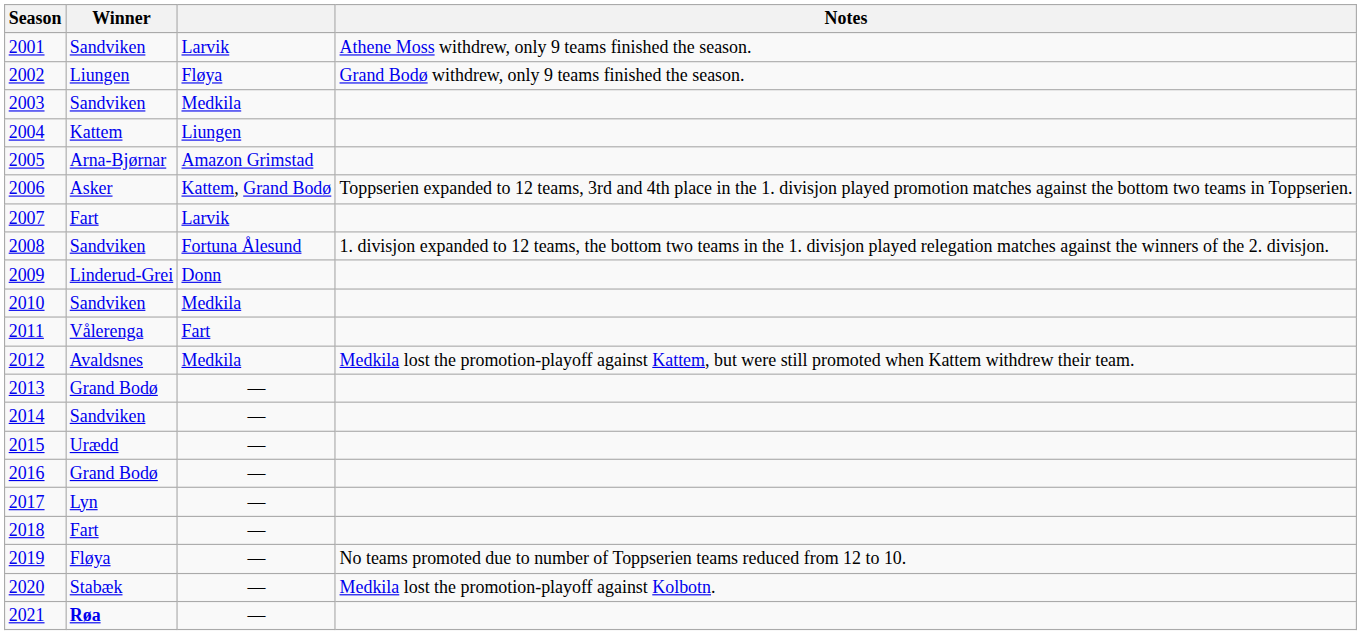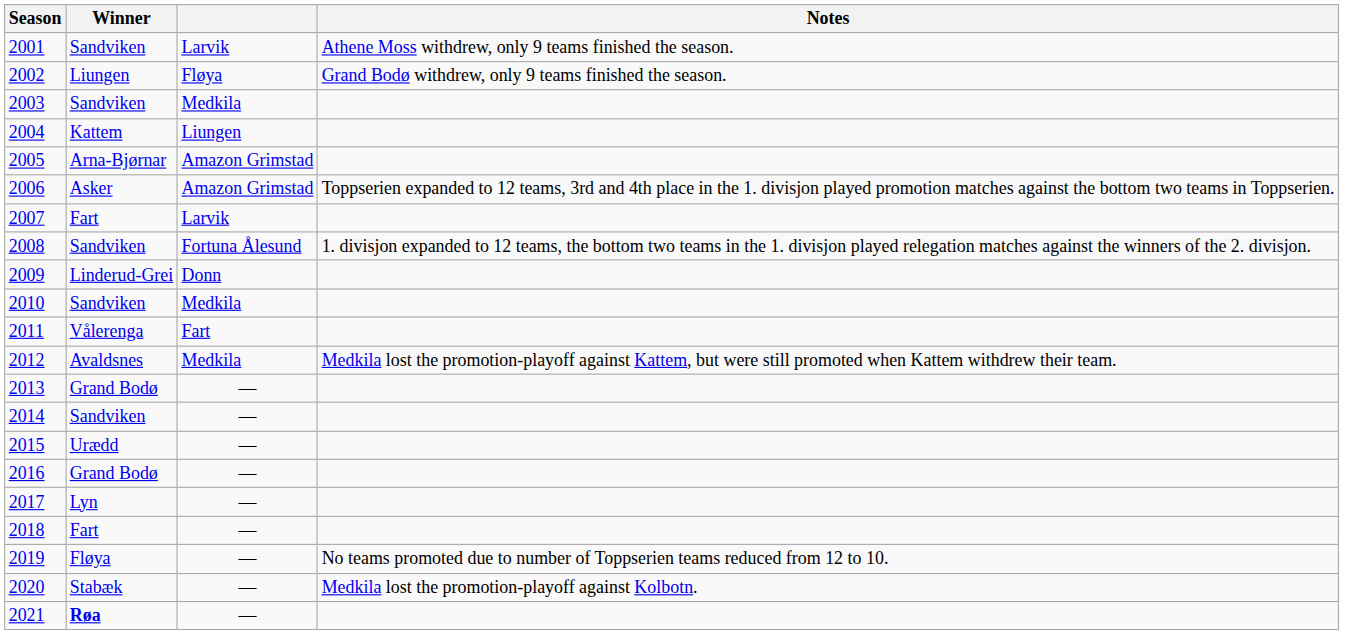(256, 189) Kattem, Grand Bodø -> (247, 189) Amazon Grimstad
